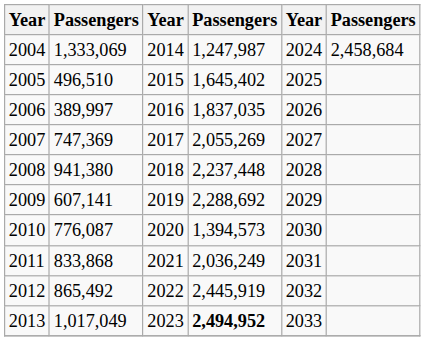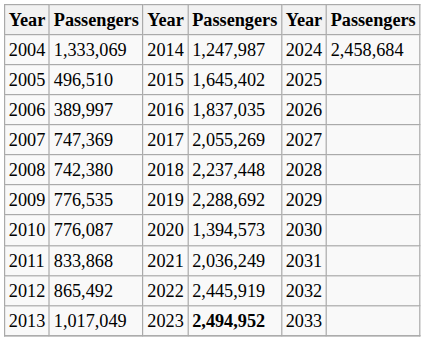(83, 170) 941,380 -> (83, 170) 742,380
(83, 200) 607,141 -> (83, 200) 776,535
